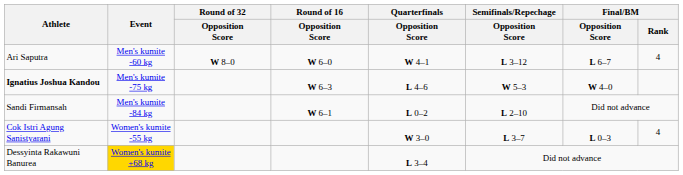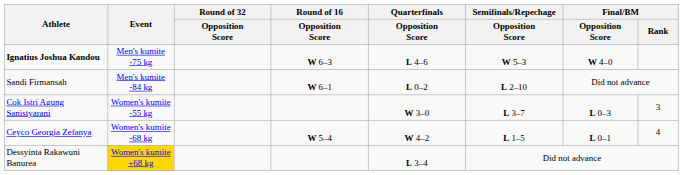- row: (27, 57)
(658, 133) 4 -> (658, 108) 3
+ row: (49, 133)
